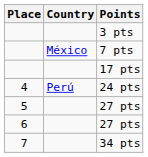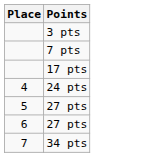- column: (70, 14)
